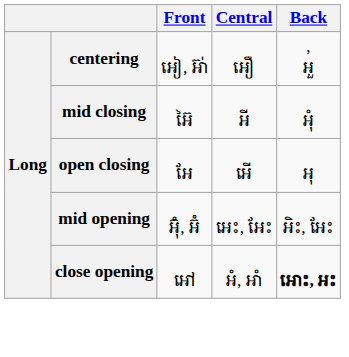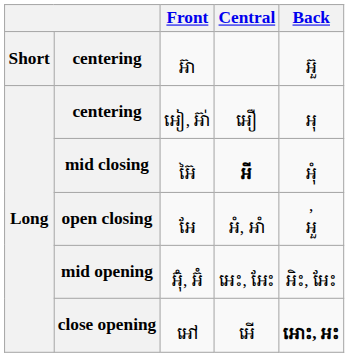+ row: (187, 67)
(308, 56) , អួ -> (311, 120) អុ
(244, 120) normal -> (247, 173) bold
(244, 173) អើ -> (247, 227) អំ, អាំ
(308, 173) អុ -> (311, 216) , អួ
(244, 280) អំ, អាំ -> (247, 333) អើ
